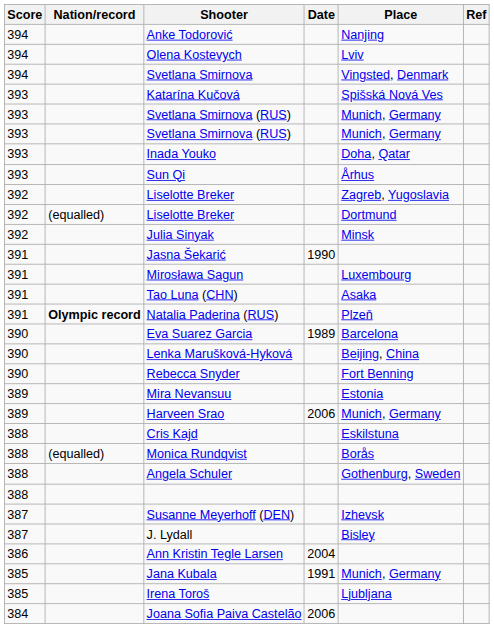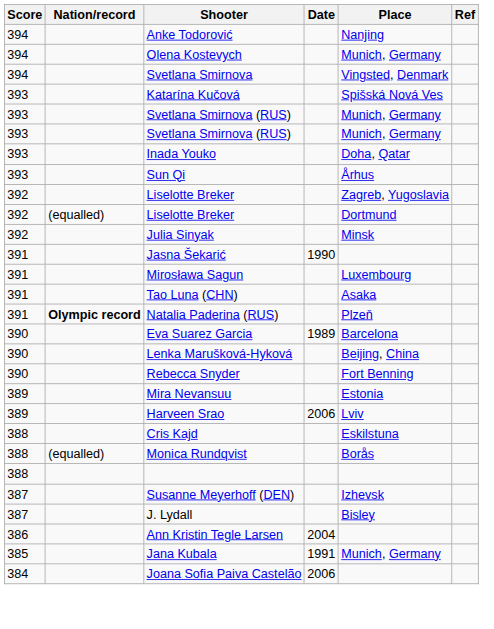(352, 55) Lviv -> (391, 55) Munich, Germany
(391, 414) Munich, Germany -> (352, 414) Lviv
- row: (94, 474)
- row: (94, 594)
